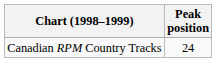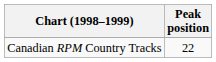(188, 47) 24 -> (188, 47) 22
